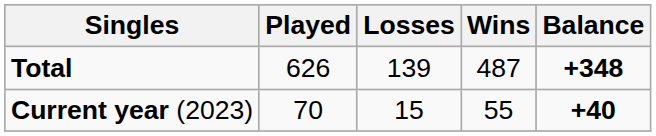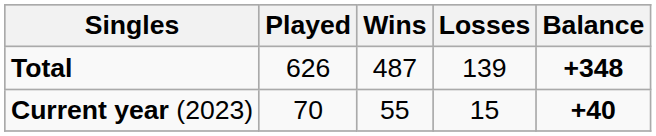columns swapped: (499, 25) <-> (409, 25)
